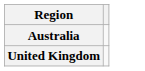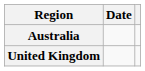+ column: (119, 14)
